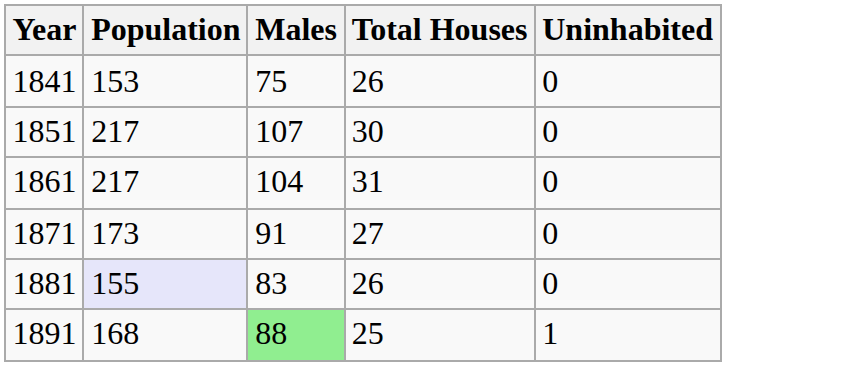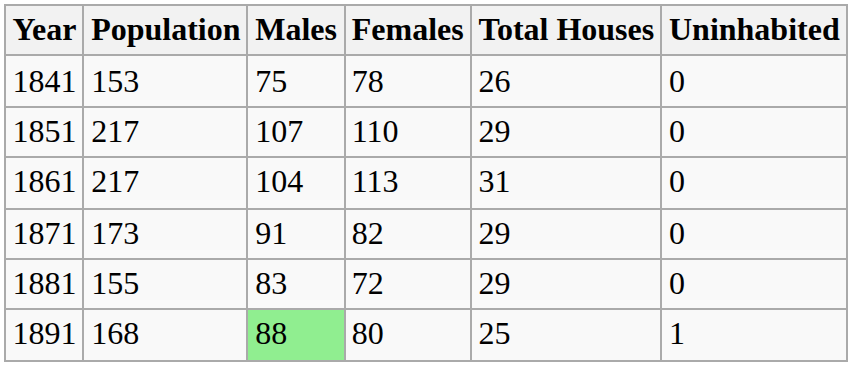+ column: (408, 29)
(368, 131) 30 -> (494, 131) 29
(368, 232) 27 -> (494, 232) 29
(115, 283) lavender background -> (115, 283) no background
(368, 283) 26 -> (494, 283) 29
